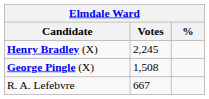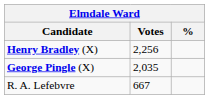(146, 49) 2,245 -> (146, 49) 2,256
(146, 67) 1,508 -> (146, 67) 2,035
